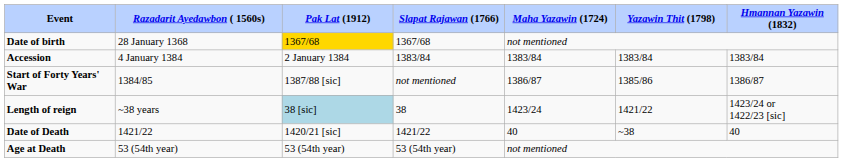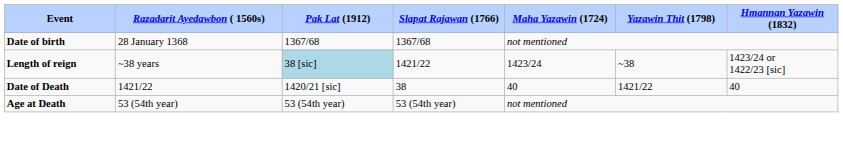(302, 41) gold background -> (302, 41) no background
- row: (29, 58)
- row: (53, 80)
(401, 109) 38 -> (413, 64) 1421/22
(635, 109) 1421/22 -> (626, 64) ~38
(413, 132) 1421/22 -> (401, 86) 38
(626, 132) ~38 -> (635, 86) 1421/22
